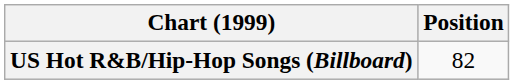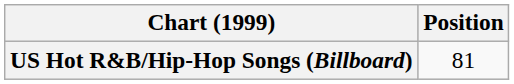(464, 60) 82 -> (464, 60) 81
